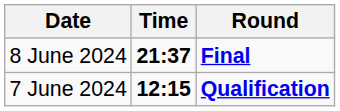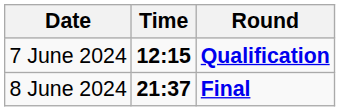rows swapped: (68, 88) <-> (68, 55)
